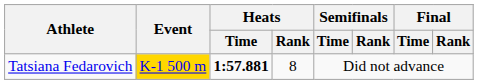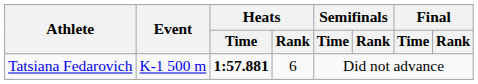(173, 67) gold background -> (173, 67) no background
(293, 67) 8 -> (293, 67) 6
